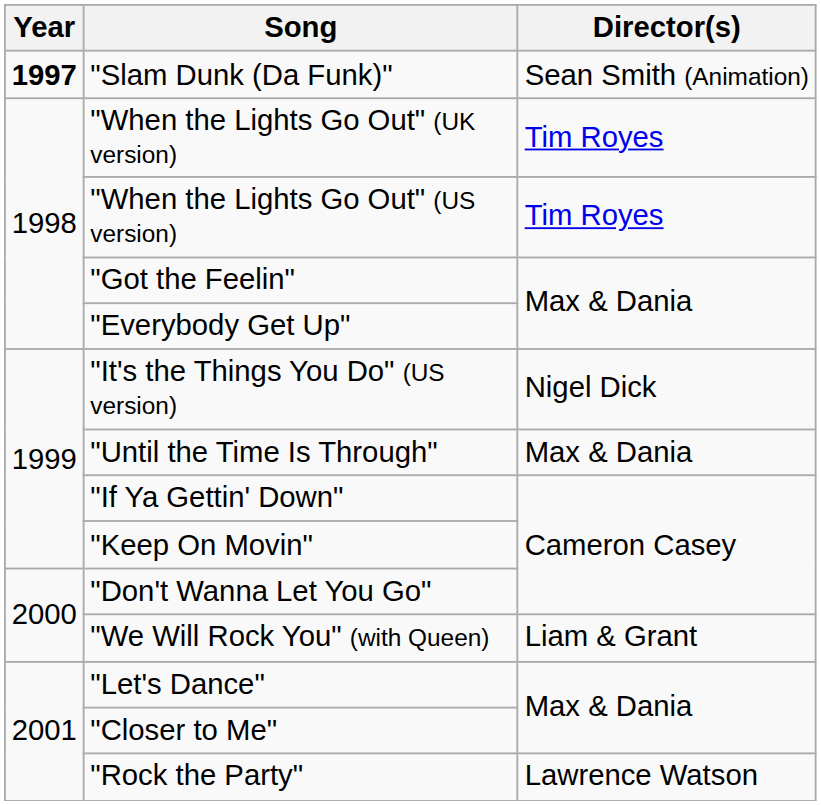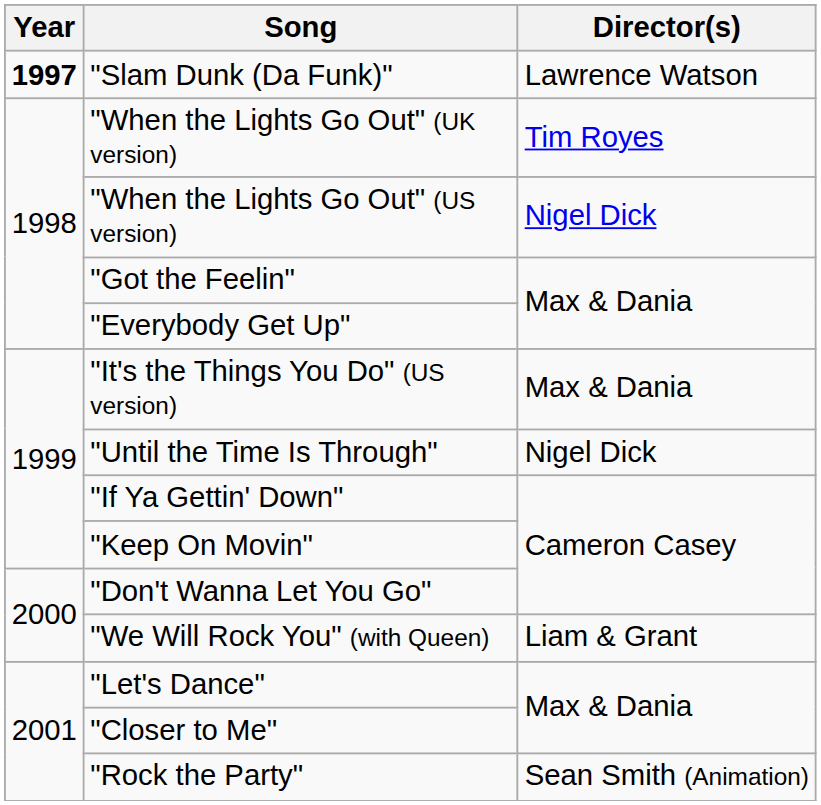(667, 74) Sean Smith (Animation) -> (641, 74) Lawrence Watson
(594, 216) Tim Royes -> (591, 216) Nigel Dick
(591, 388) Nigel Dick -> (609, 388) Max & Dania
(609, 451) Max & Dania -> (591, 451) Nigel Dick
(641, 776) Lawrence Watson -> (667, 776) Sean Smith (Animation)
